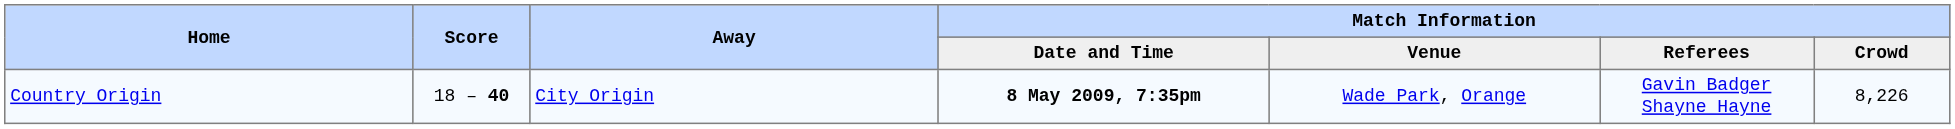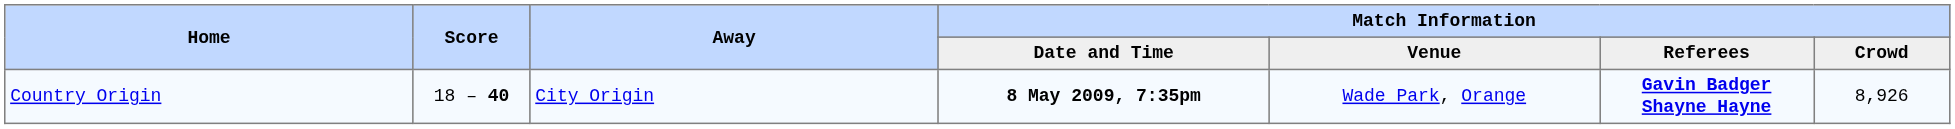(1707, 96) normal -> (1707, 96) bold
(1882, 96) 8,226 -> (1882, 96) 8,926
